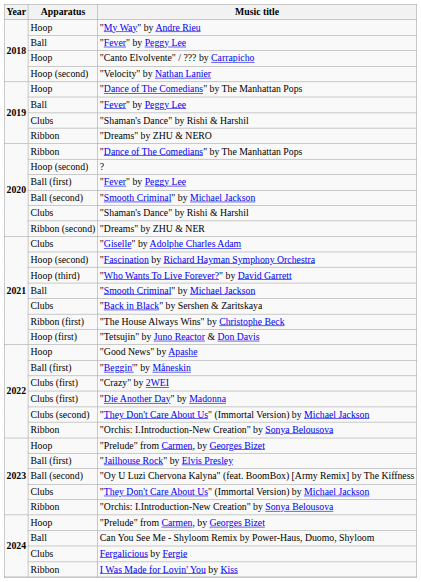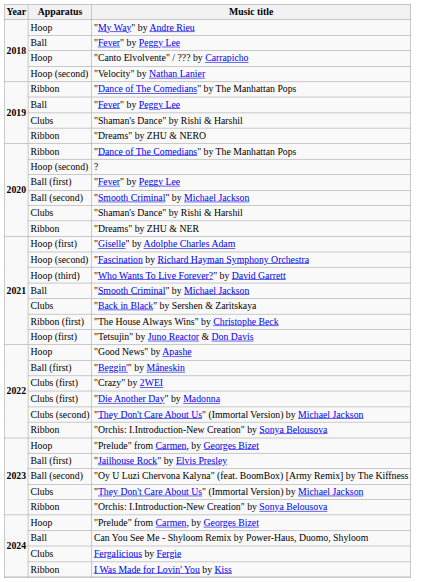(41, 89) Hoop -> (45, 89) Ribbon
(63, 228) Ribbon (second) -> (45, 228) Ribbon
(42, 244) Clubs -> (54, 244) Hoop (first)
